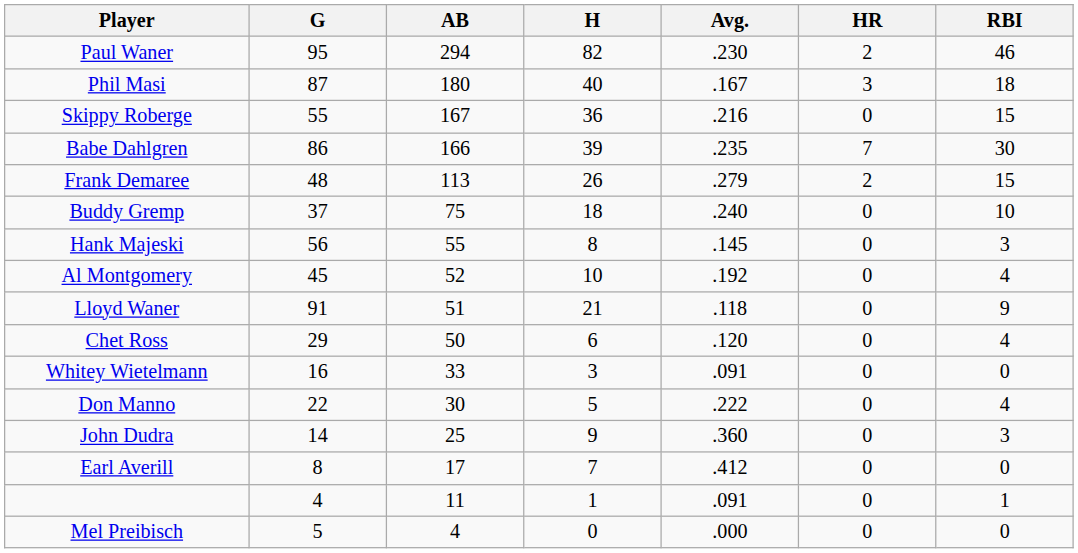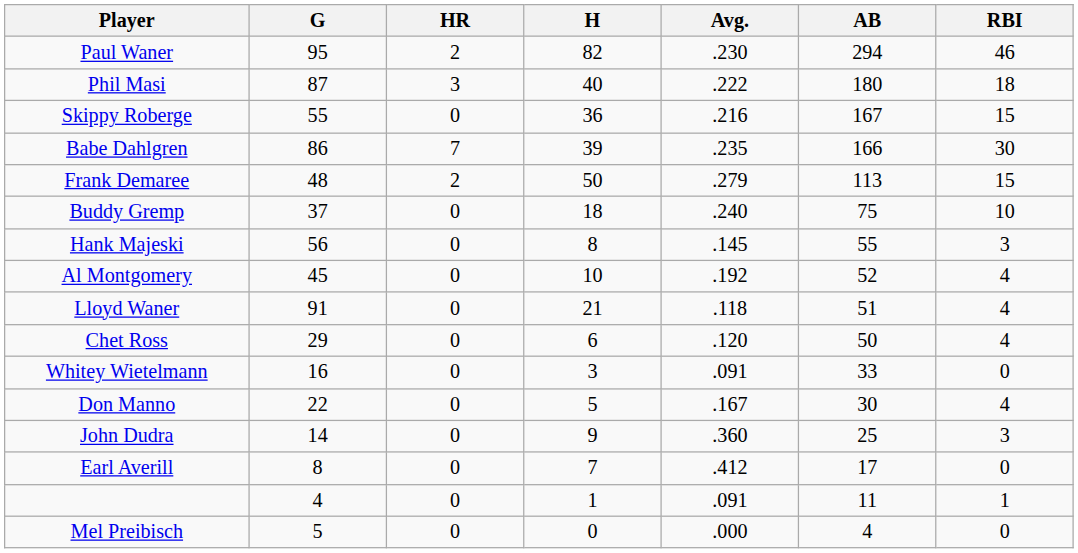columns swapped: (455, 20) <-> (867, 20)
(730, 84) .167 -> (730, 84) .222
(592, 180) 26 -> (592, 180) 50
(1005, 308) 9 -> (1005, 308) 4
(730, 404) .222 -> (730, 404) .167
